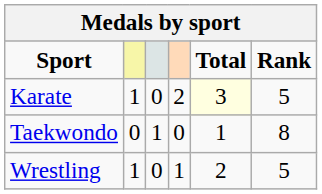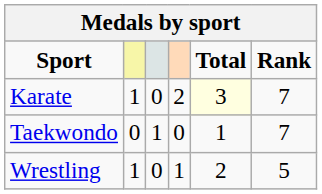(284, 96) 5 -> (284, 96) 7
(284, 133) 8 -> (284, 133) 7
